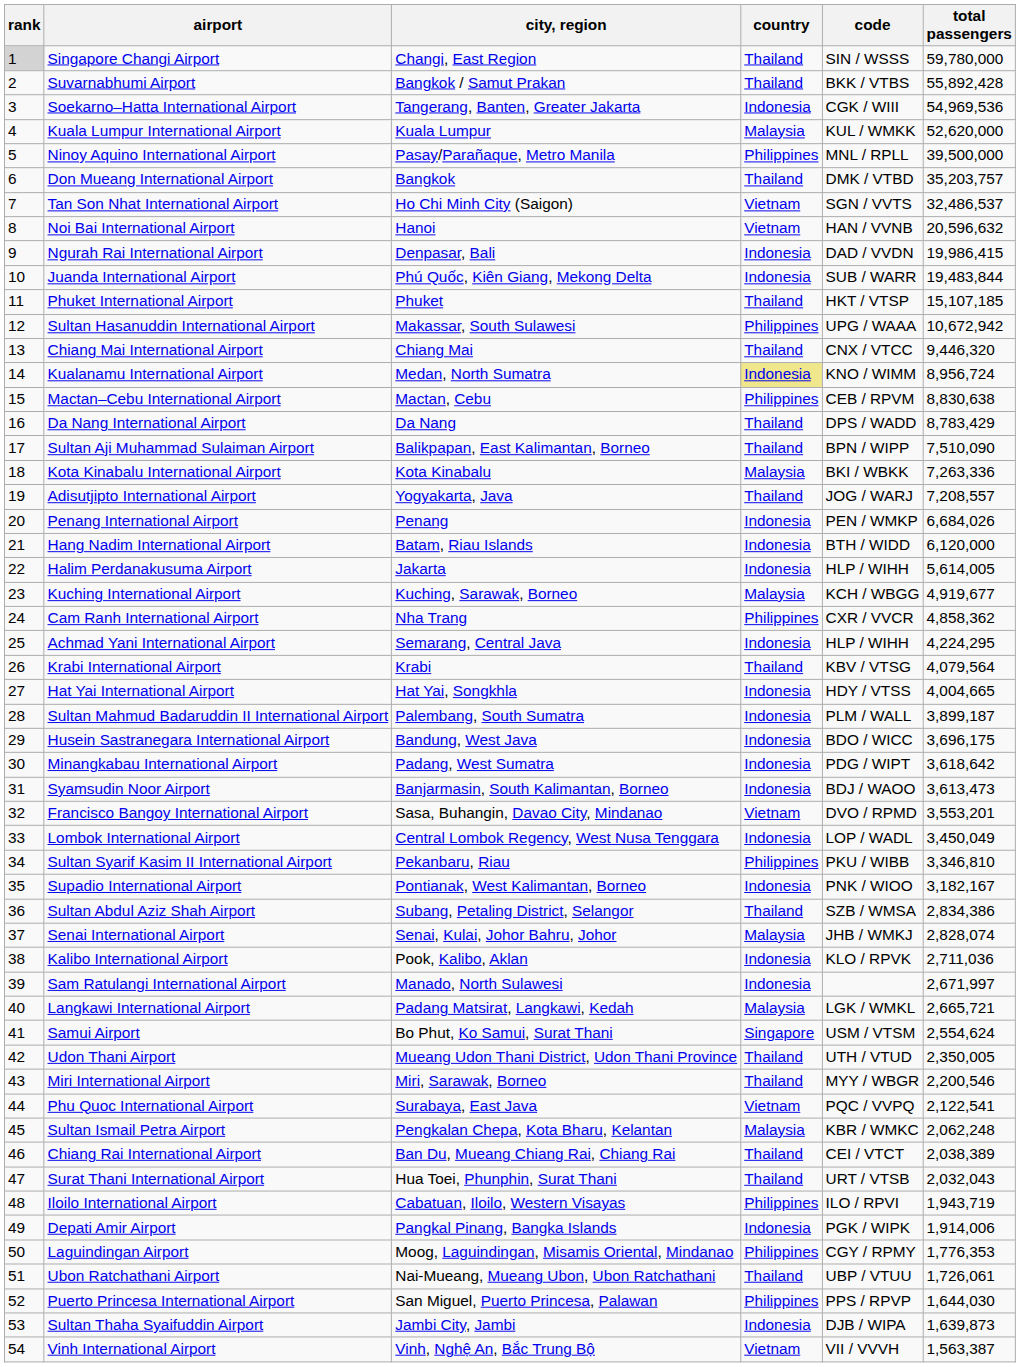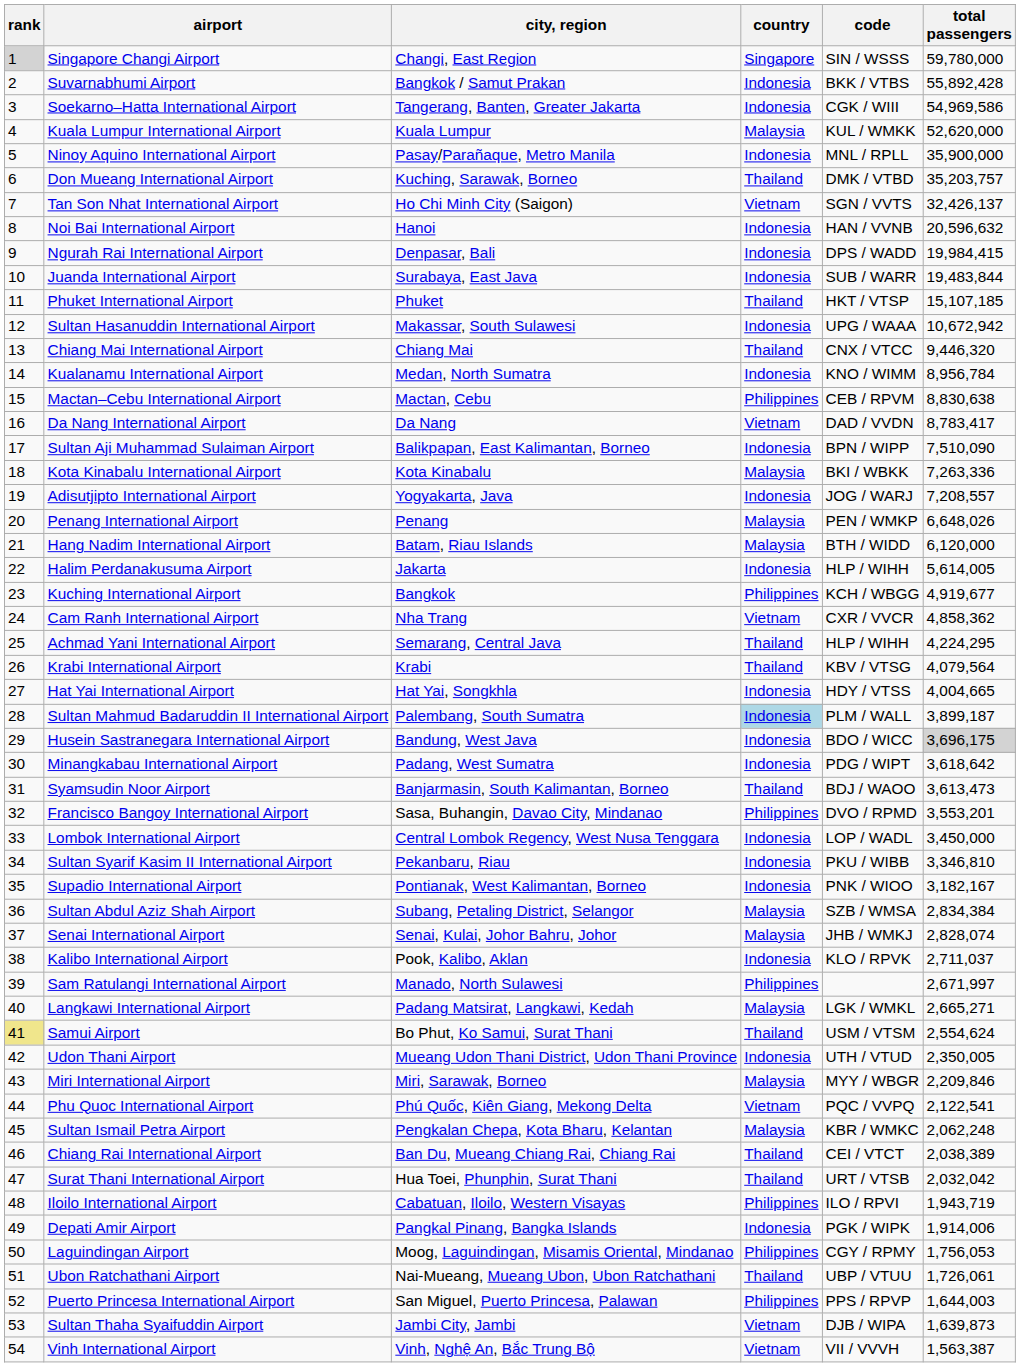(774, 58) Thailand -> (779, 58) Singapore
(774, 82) Thailand -> (778, 82) Indonesia
(965, 107) 54,969,536 -> (965, 107) 54,969,586
(781, 155) Philippines -> (778, 155) Indonesia
(965, 155) 39,500,000 -> (965, 155) 35,900,000
(425, 180) Bangkok -> (486, 180) Kuching, Sarawak, Borneo
(965, 204) 32,486,537 -> (965, 204) 32,426,137
(772, 228) Vietnam -> (778, 228) Indonesia
(870, 253) DAD / VVDN -> (871, 253) DPS / WADD
(965, 253) 19,986,415 -> (965, 253) 19,984,415
(523, 277) Phú Quốc, Kiên Giang, Mekong Delta -> (466, 277) Surabaya, East Java
(781, 326) Philippines -> (778, 326) Indonesia
(778, 374) khaki background -> (778, 374) no background
(961, 374) 8,956,724 -> (961, 374) 8,956,784
(774, 423) Thailand -> (772, 423) Vietnam
(871, 423) DPS / WADD -> (870, 423) DAD / VVDN
(961, 423) 8,783,429 -> (961, 423) 8,783,417
(774, 448) Thailand -> (778, 448) Indonesia
(774, 496) Thailand -> (778, 496) Indonesia
(778, 521) Indonesia -> (775, 521) Malaysia
(961, 521) 6,684,026 -> (961, 521) 6,648,026
(778, 545) Indonesia -> (775, 545) Malaysia
(486, 594) Kuching, Sarawak, Borneo -> (425, 594) Bangkok
(775, 594) Malaysia -> (781, 594) Philippines
(781, 618) Philippines -> (772, 618) Vietnam
(778, 642) Indonesia -> (774, 642) Thailand
(778, 716) no background -> (778, 716) lightblue background
(961, 740) no background -> (961, 740) lightgrey background
(778, 789) Indonesia -> (774, 789) Thailand
(772, 813) Vietnam -> (781, 813) Philippines
(961, 837) 3,450,049 -> (961, 837) 3,450,000
(781, 862) Philippines -> (778, 862) Indonesia
(774, 910) Thailand -> (775, 910) Malaysia
(961, 910) 2,834,386 -> (961, 910) 2,834,384
(960, 959) 2,711,036 -> (960, 959) 2,711,037
(778, 983) Indonesia -> (781, 983) Philippines
(961, 1008) 2,665,721 -> (961, 1008) 2,665,271
(17, 1032) no background -> (17, 1032) khaki background
(779, 1032) Singapore -> (774, 1032) Thailand
(774, 1057) Thailand -> (778, 1057) Indonesia
(774, 1081) Thailand -> (775, 1081) Malaysia
(961, 1081) 2,200,546 -> (961, 1081) 2,209,846
(466, 1105) Surabaya, East Java -> (523, 1105) Phú Quốc, Kiên Giang, Mekong Delta
(961, 1178) 2,032,043 -> (961, 1178) 2,032,042
(961, 1251) 1,776,353 -> (961, 1251) 1,756,053
(961, 1300) 1,644,030 -> (961, 1300) 1,644,003
(778, 1325) Indonesia -> (772, 1325) Vietnam
